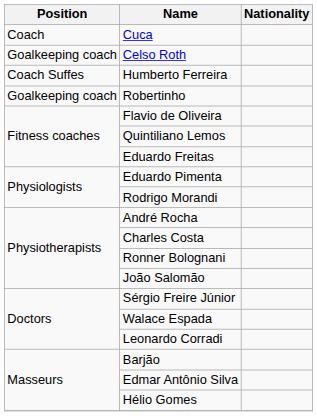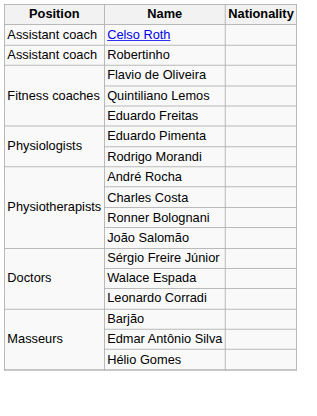- row: (138, 34)
(62, 55) Goalkeeping coach -> (52, 34) Assistant coach
- row: (175, 75)
(62, 95) Goalkeeping coach -> (52, 55) Assistant coach
